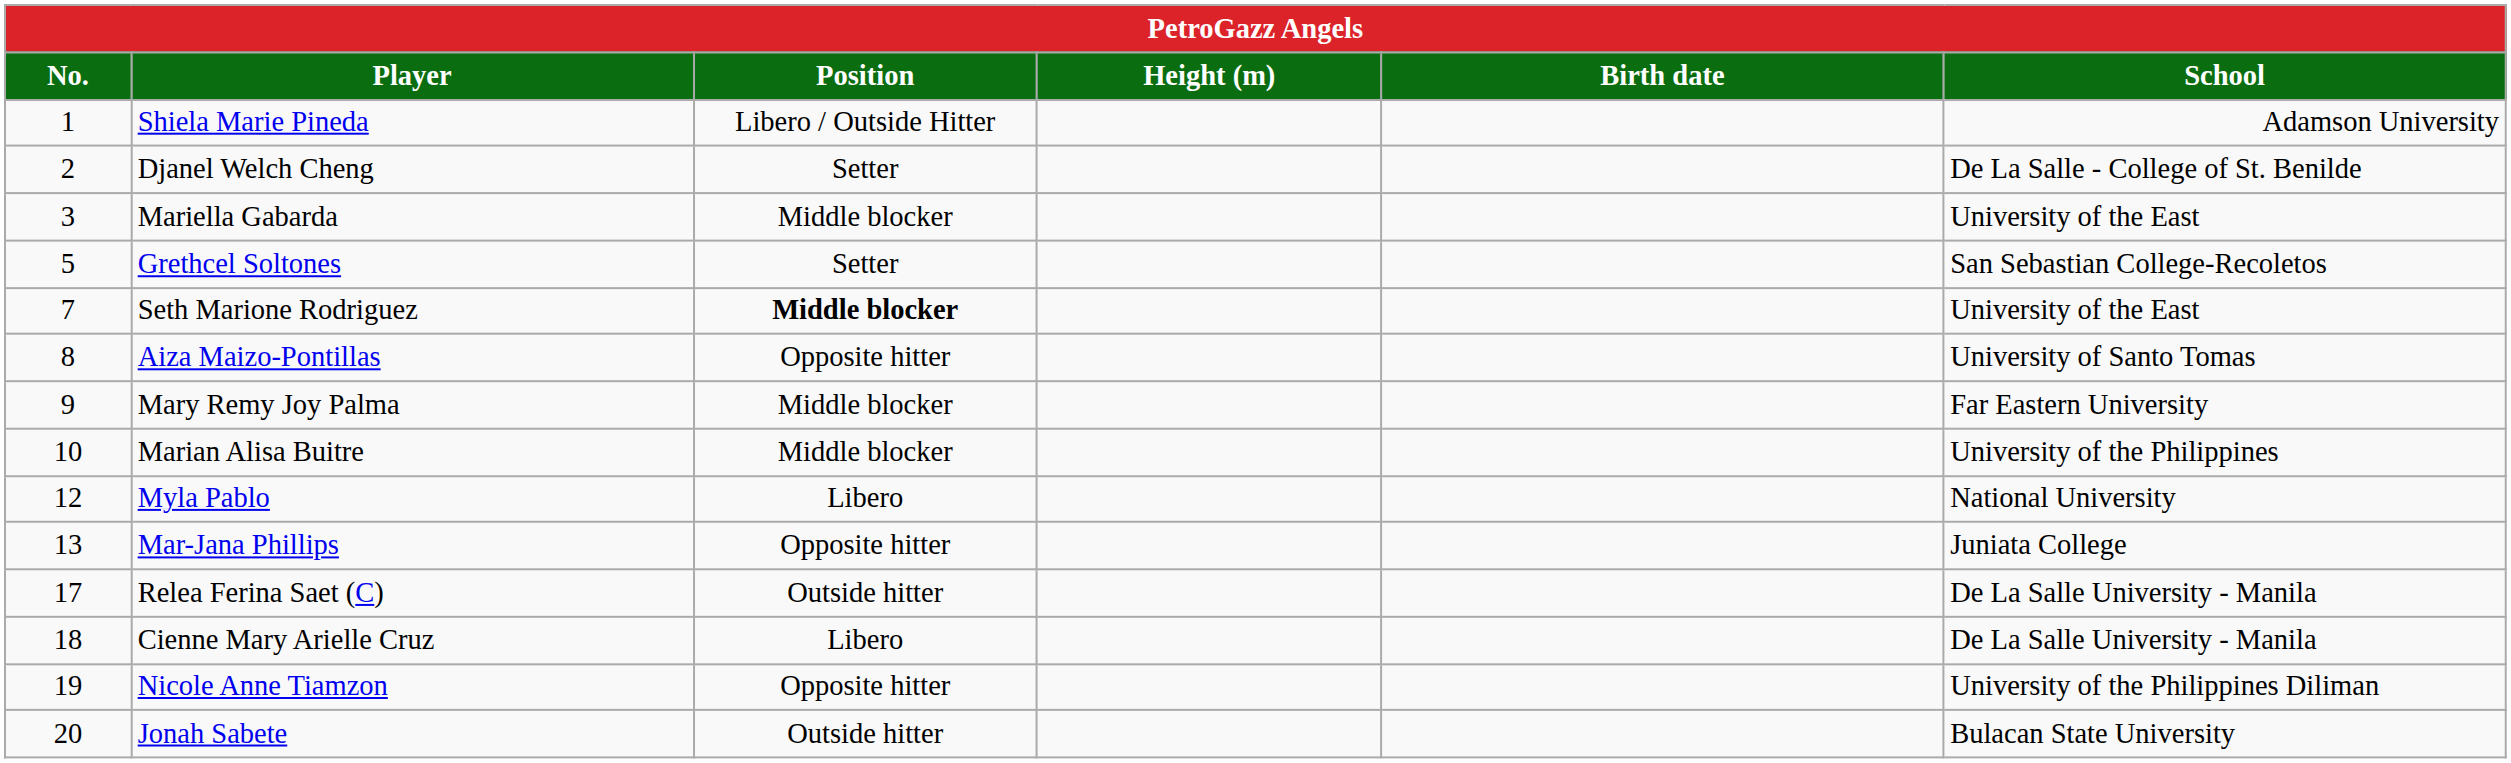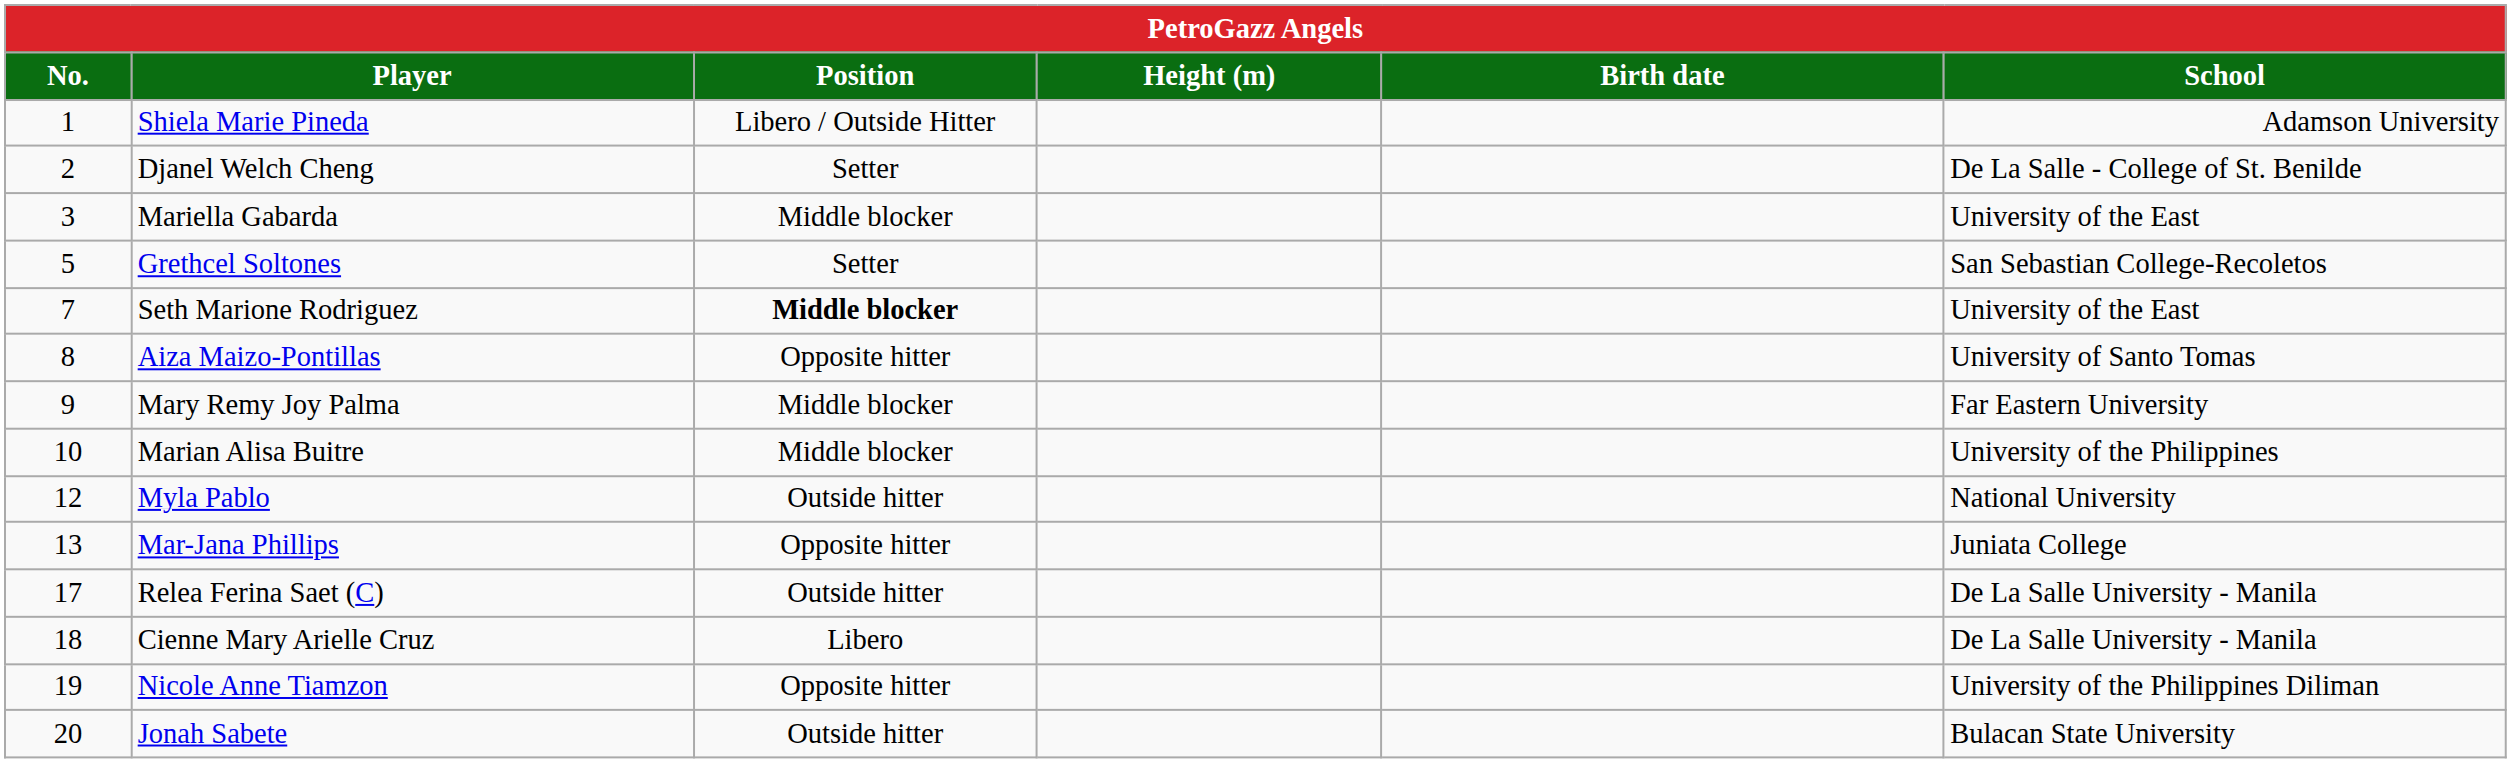(865, 498) Libero -> (865, 498) Outside hitter
